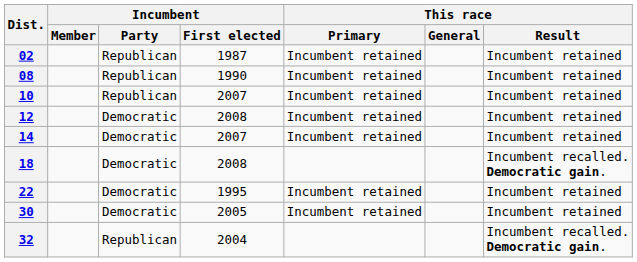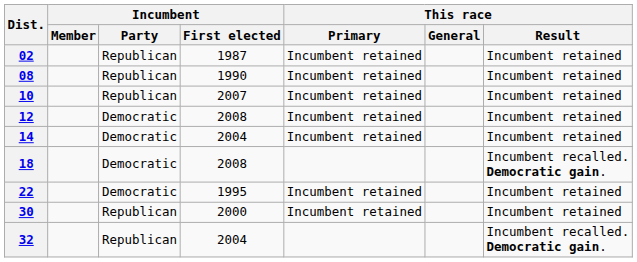(232, 137) 2007 -> (232, 137) 2004
(140, 212) Democratic -> (140, 212) Republican
(232, 212) 2005 -> (232, 212) 2000
